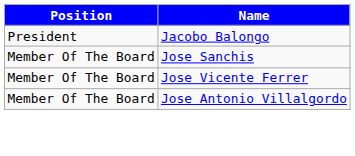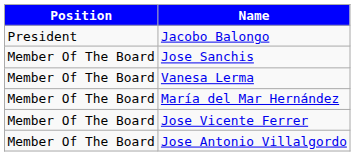+ row: (207, 78)
+ row: (250, 99)
